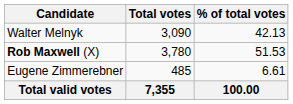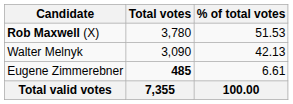rows swapped: (53, 52) <-> (45, 33)
(181, 71) normal -> (181, 71) bold
